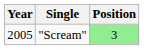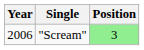(20, 34) 2005 -> (20, 34) 2006
